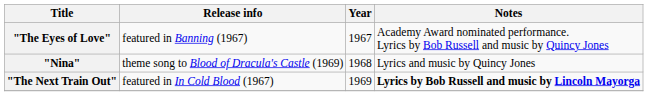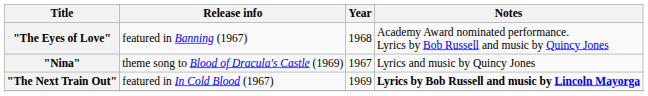(360, 38) 1967 -> (360, 38) 1968
(360, 63) 1968 -> (360, 63) 1967
